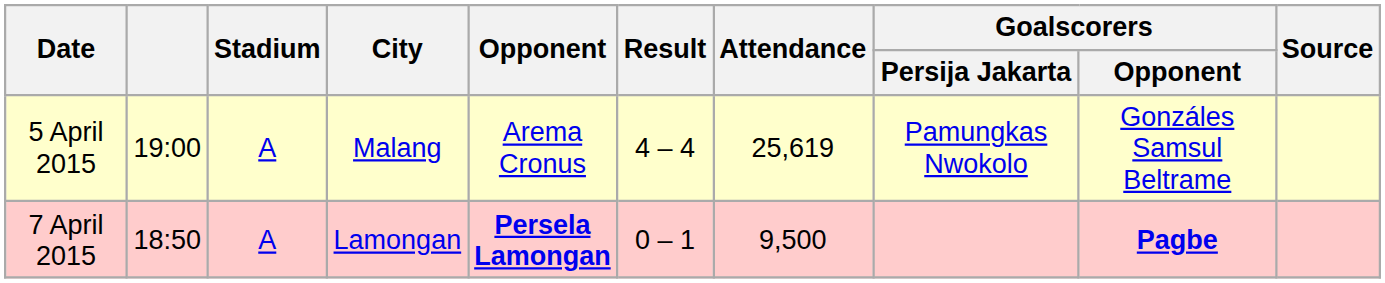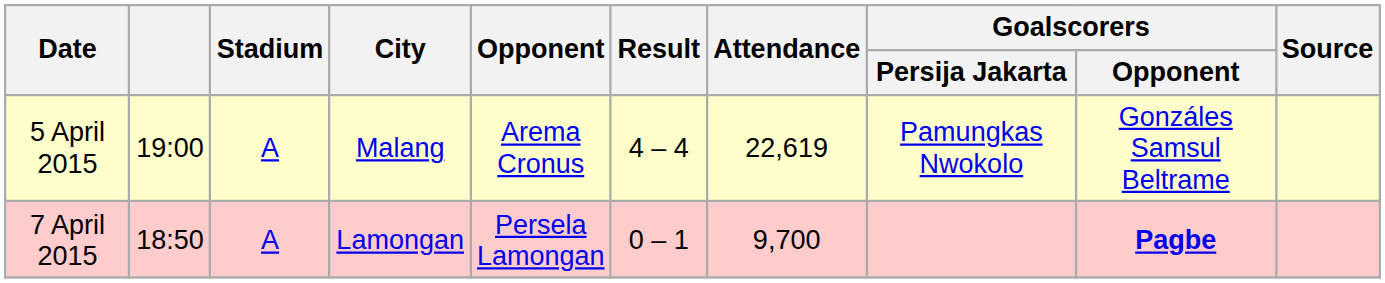(793, 148) 25,619 -> (787, 148) 22,619
(542, 240) bold -> (541, 240) normal
(793, 240) 9,500 -> (787, 240) 9,700
